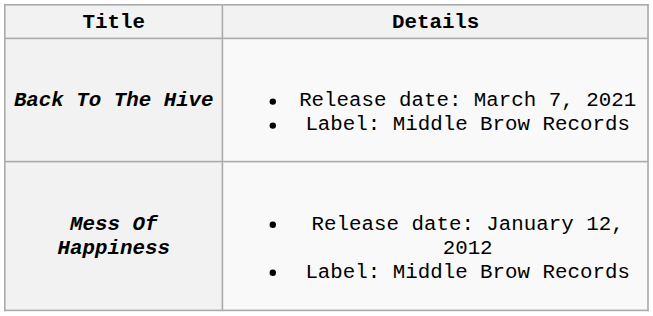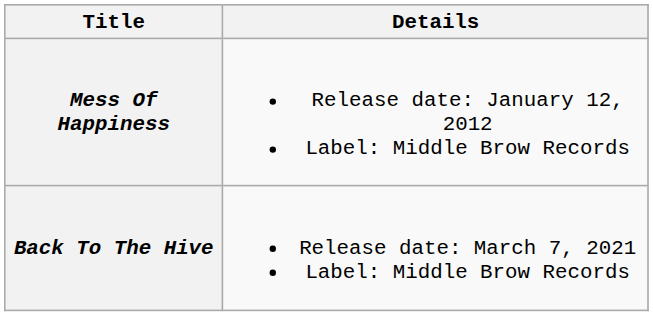rows swapped: (114, 236) <-> (114, 100)
